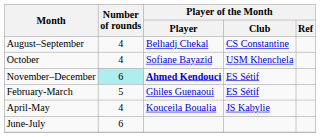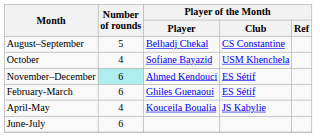(121, 44) 4 -> (121, 44) 5
(184, 76) bold -> (182, 76) normal
(121, 92) 5 -> (121, 92) 6
